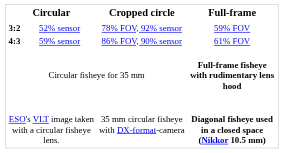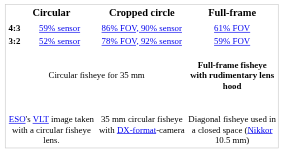rows swapped: (60, 28) <-> (60, 41)
(232, 130) bold -> (232, 130) normal
